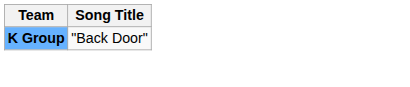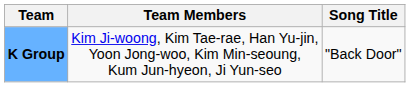+ column: (195, 15)
